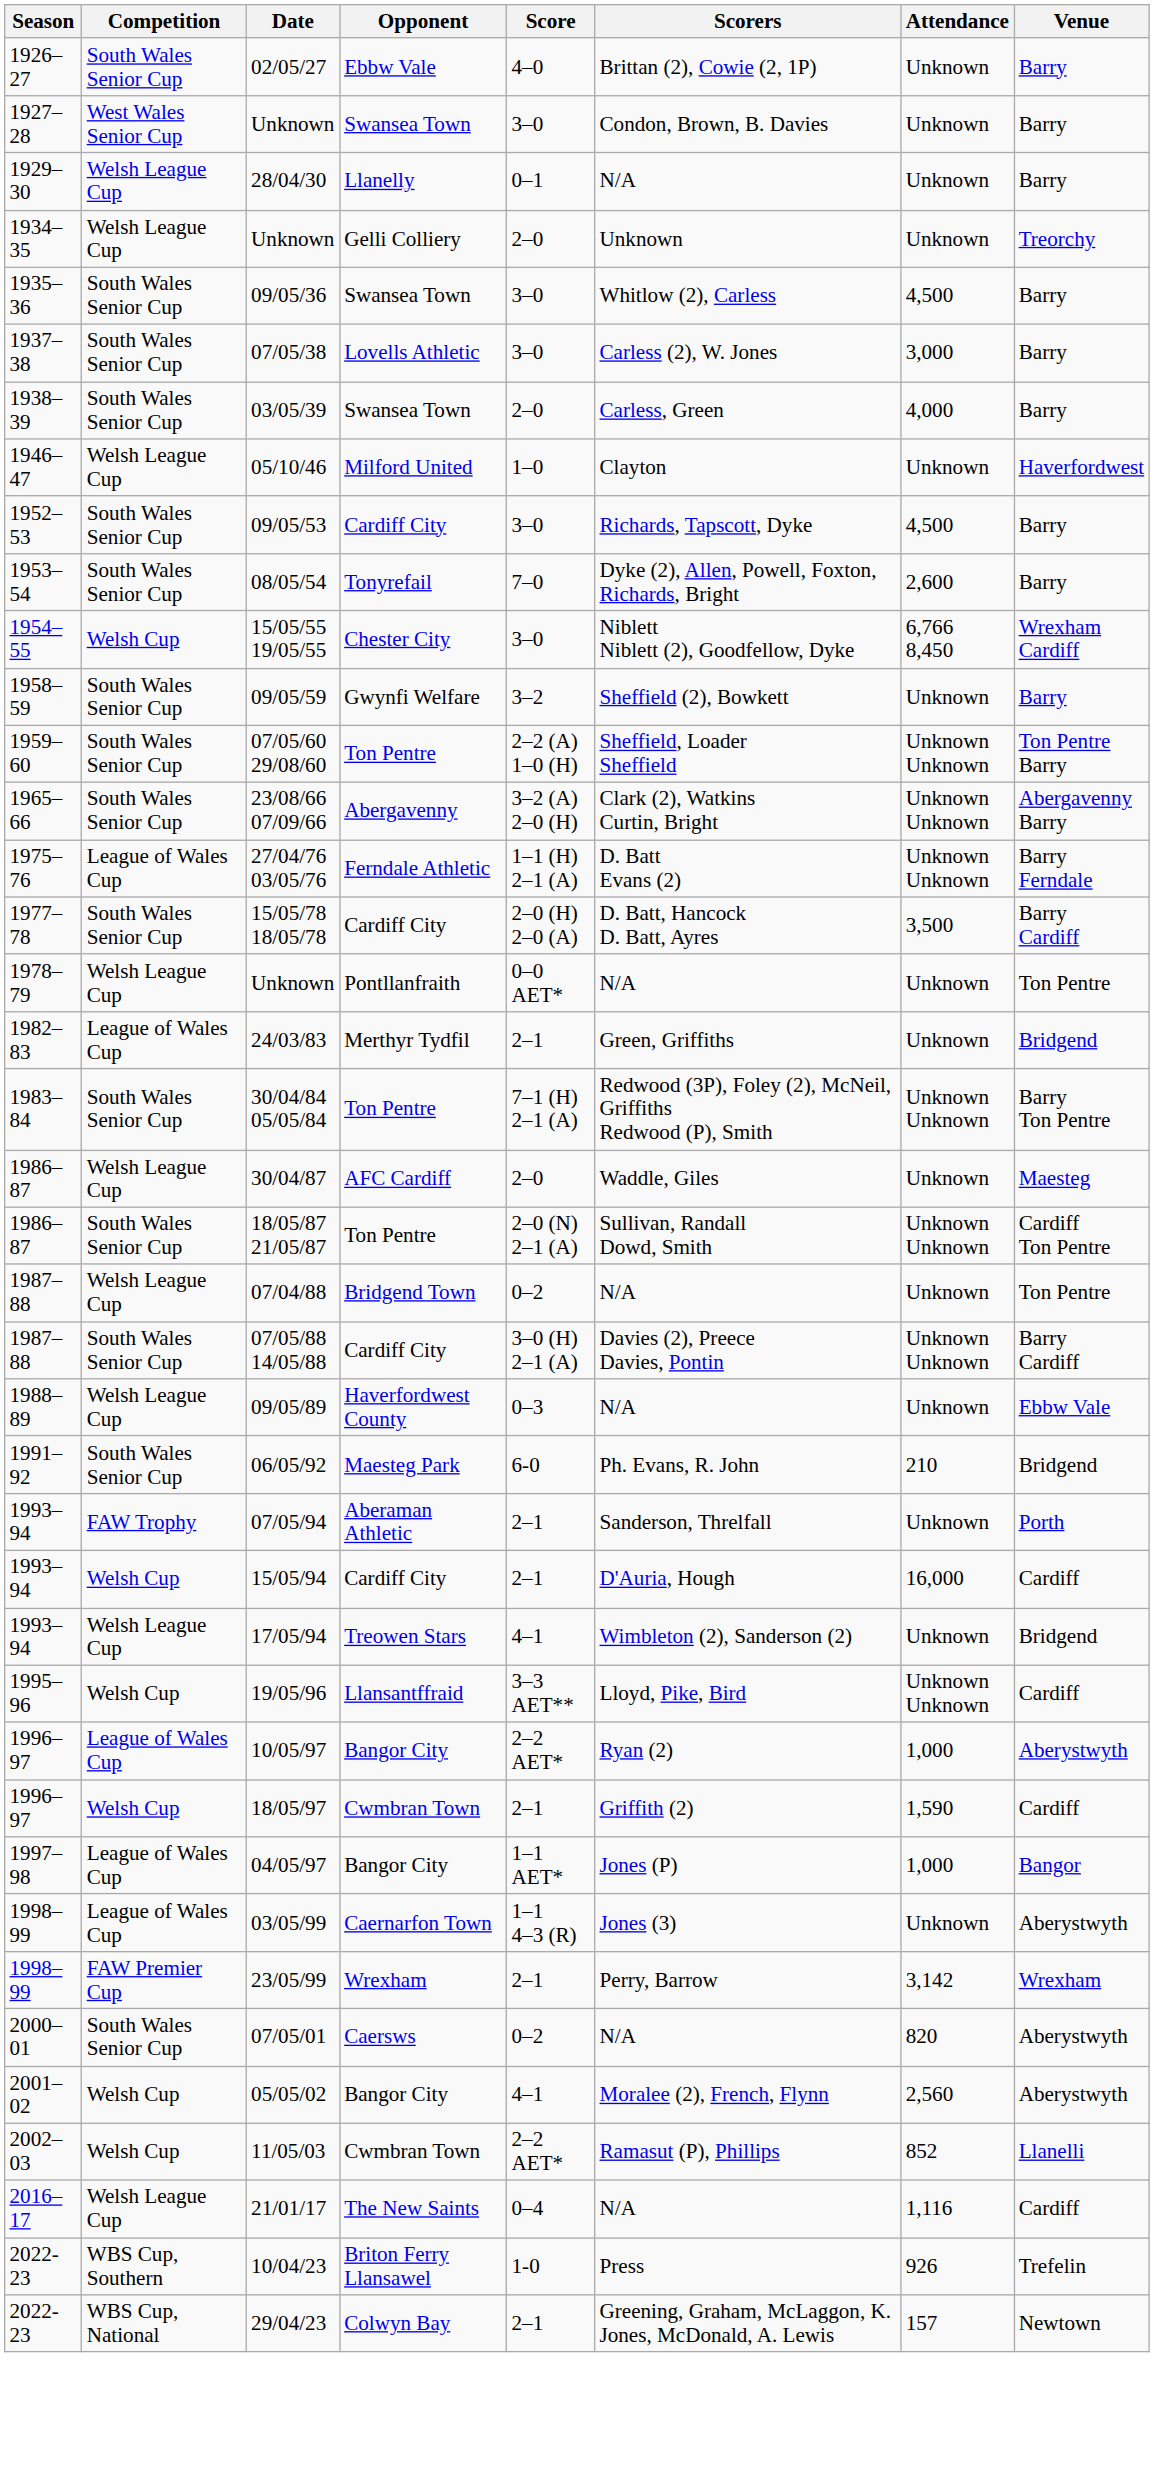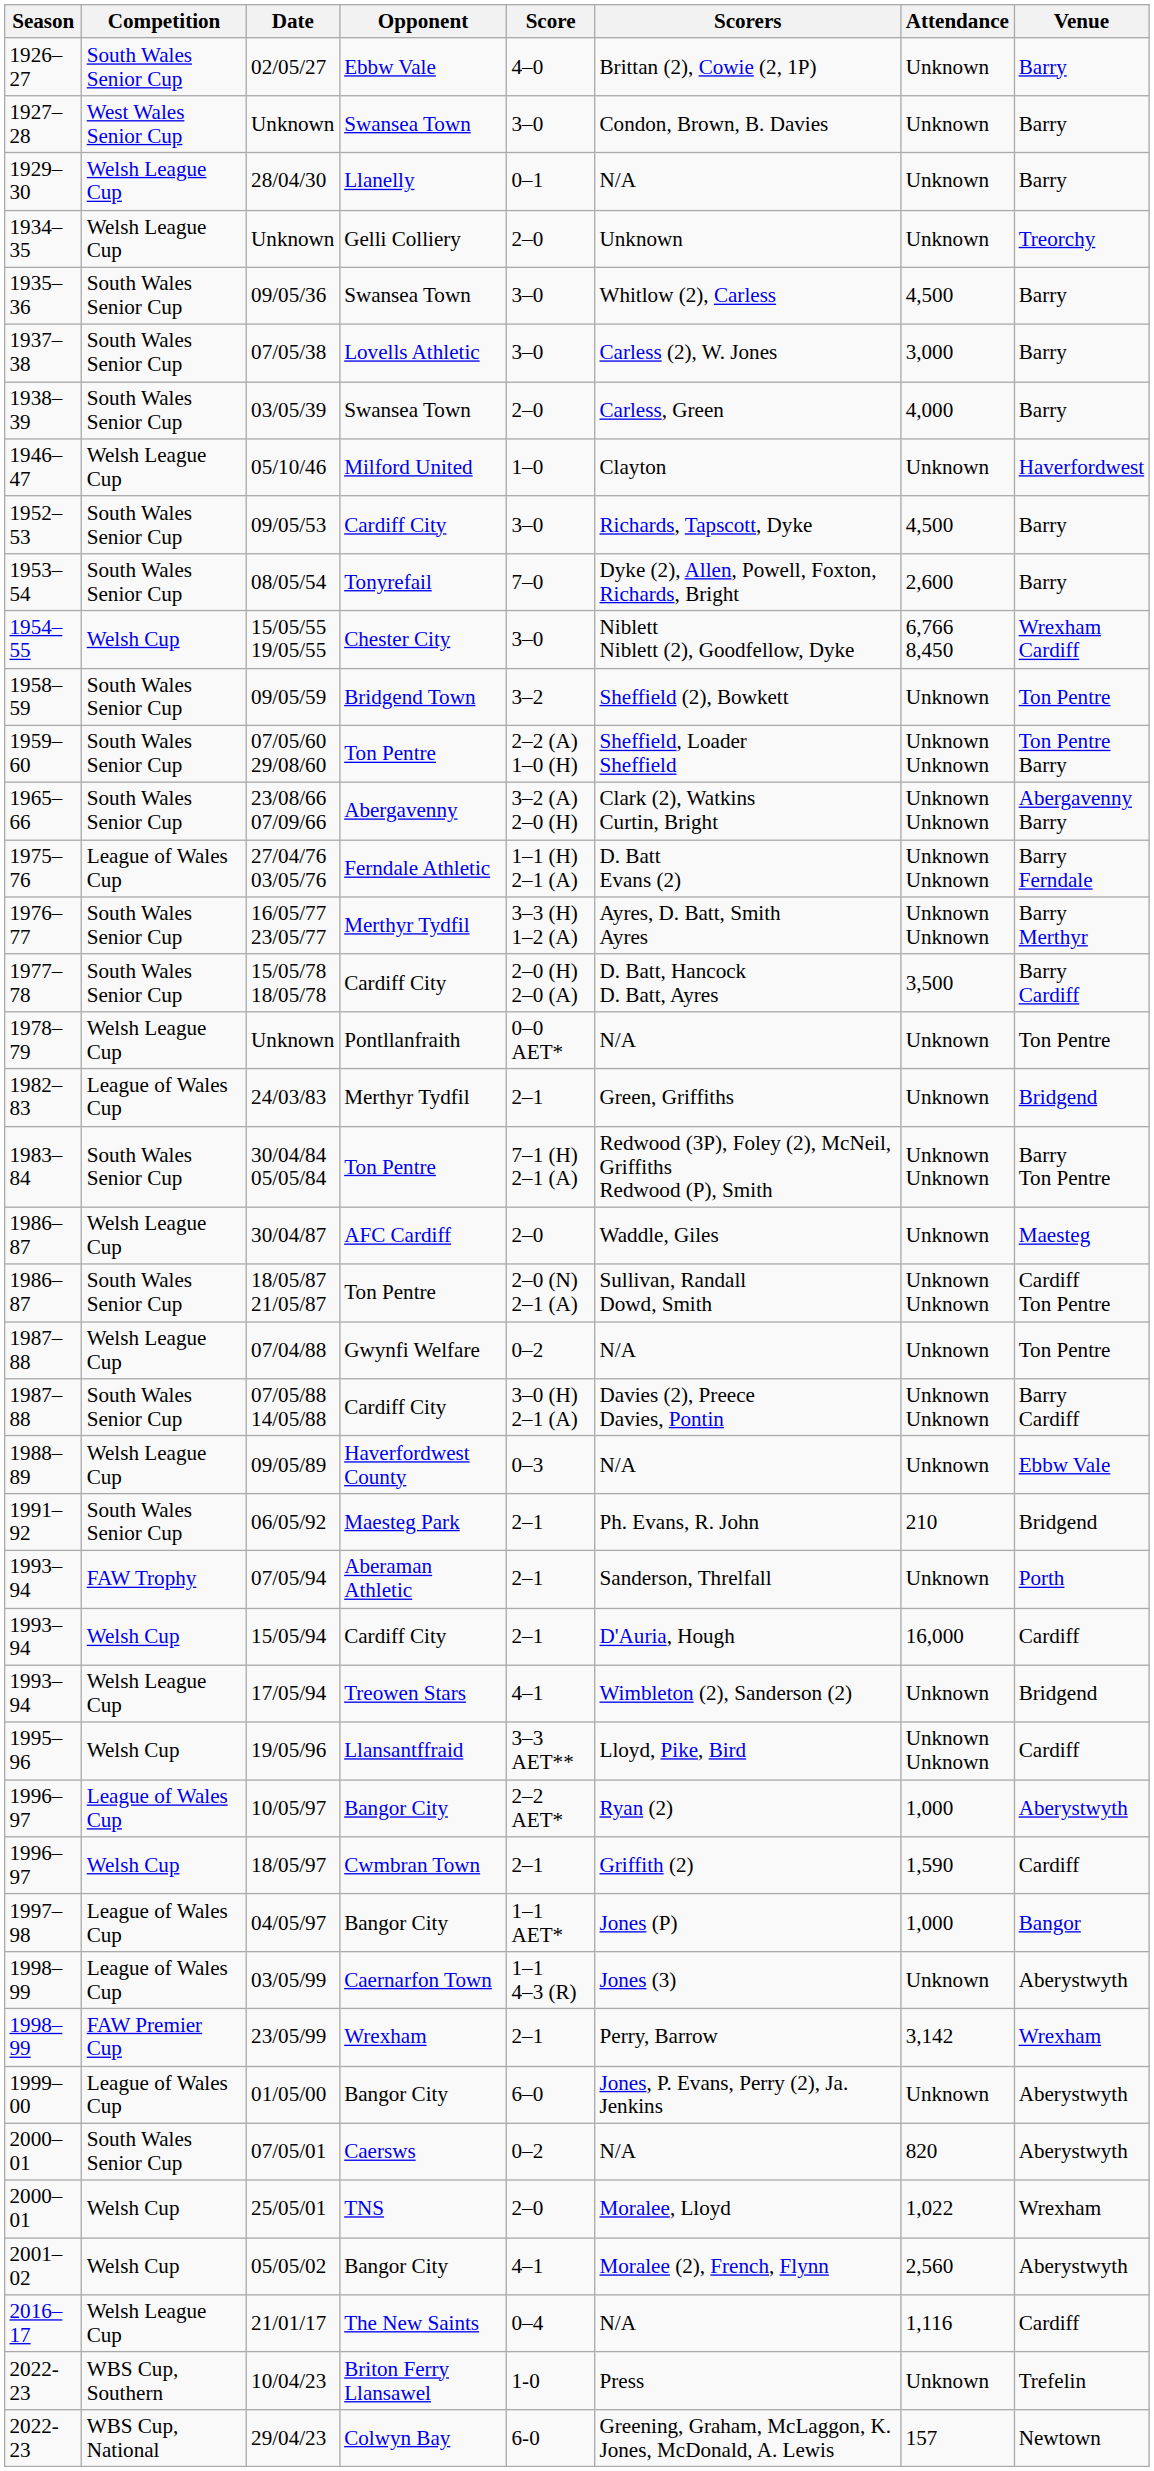(412, 696) Gwynfi Welfare -> (410, 696) Bridgend Town
(1043, 696) Barry -> (1065, 696) Ton Pentre
+ row: (36, 925)
(410, 1292) Bridgend Town -> (412, 1349) Gwynfi Welfare
(526, 1464) 6-0 -> (527, 1521) 2–1
+ row: (36, 2094)
+ row: (36, 2208)
- row: (36, 2151)
(922, 2266) 926 -> (947, 2380) Unknown
(527, 2323) 2–1 -> (526, 2437) 6-0
